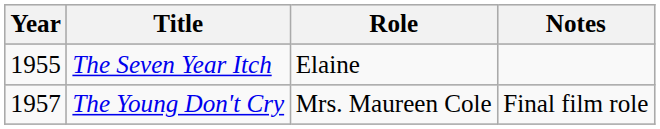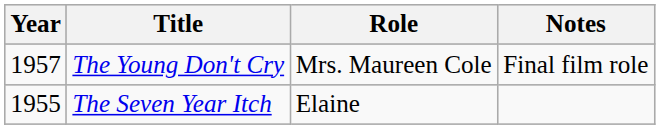rows swapped: (172, 64) <-> (178, 104)
